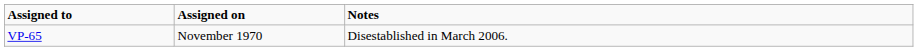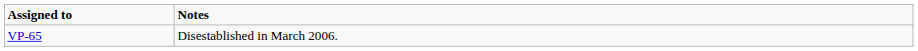- column: (211, 14)
